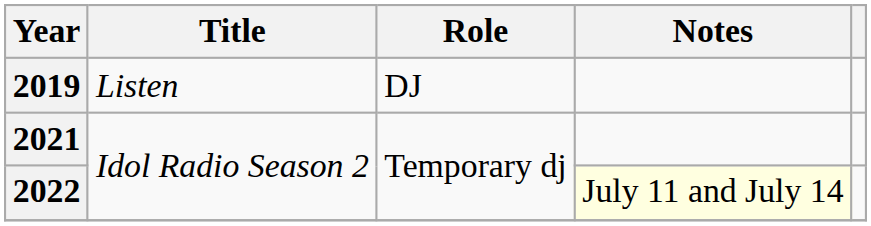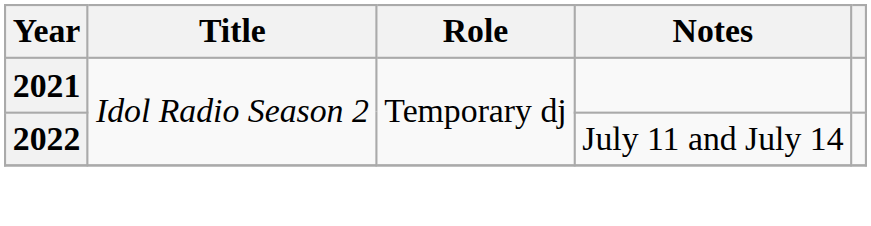- row: (47, 84)
(713, 191) lightyellow background -> (713, 138) no background
